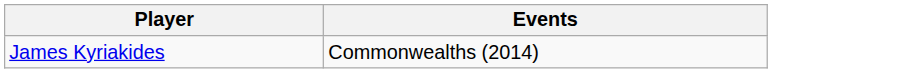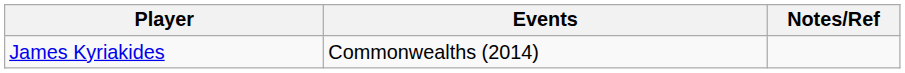+ column: (833, 20)
